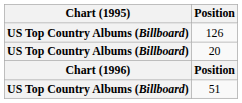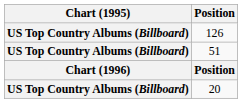rows swapped: (215, 51) <-> (215, 88)
